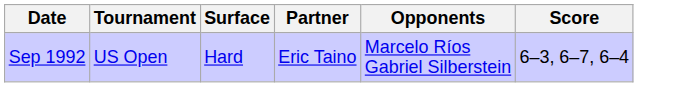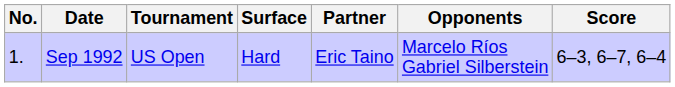+ column: (23, 18)
